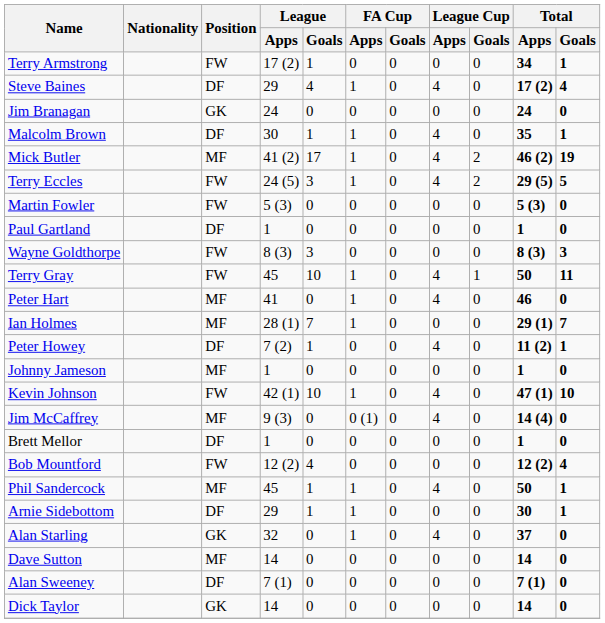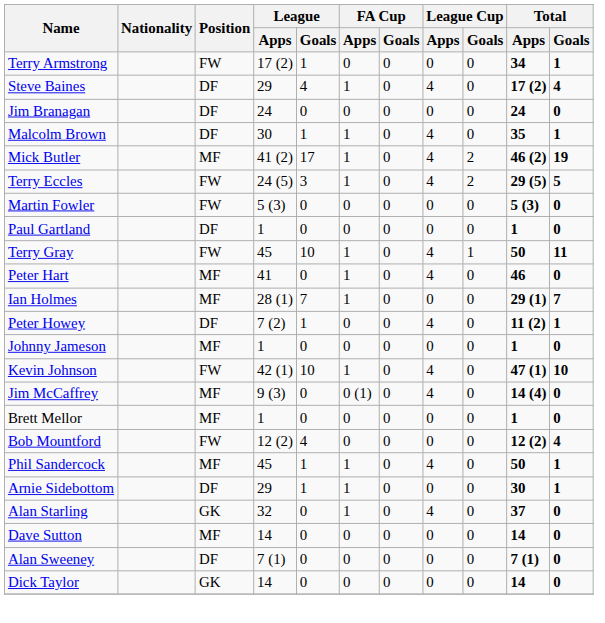(216, 110) GK -> (208, 110) DF
- row: (64, 252)
(215, 441) DF -> (210, 417) MF
